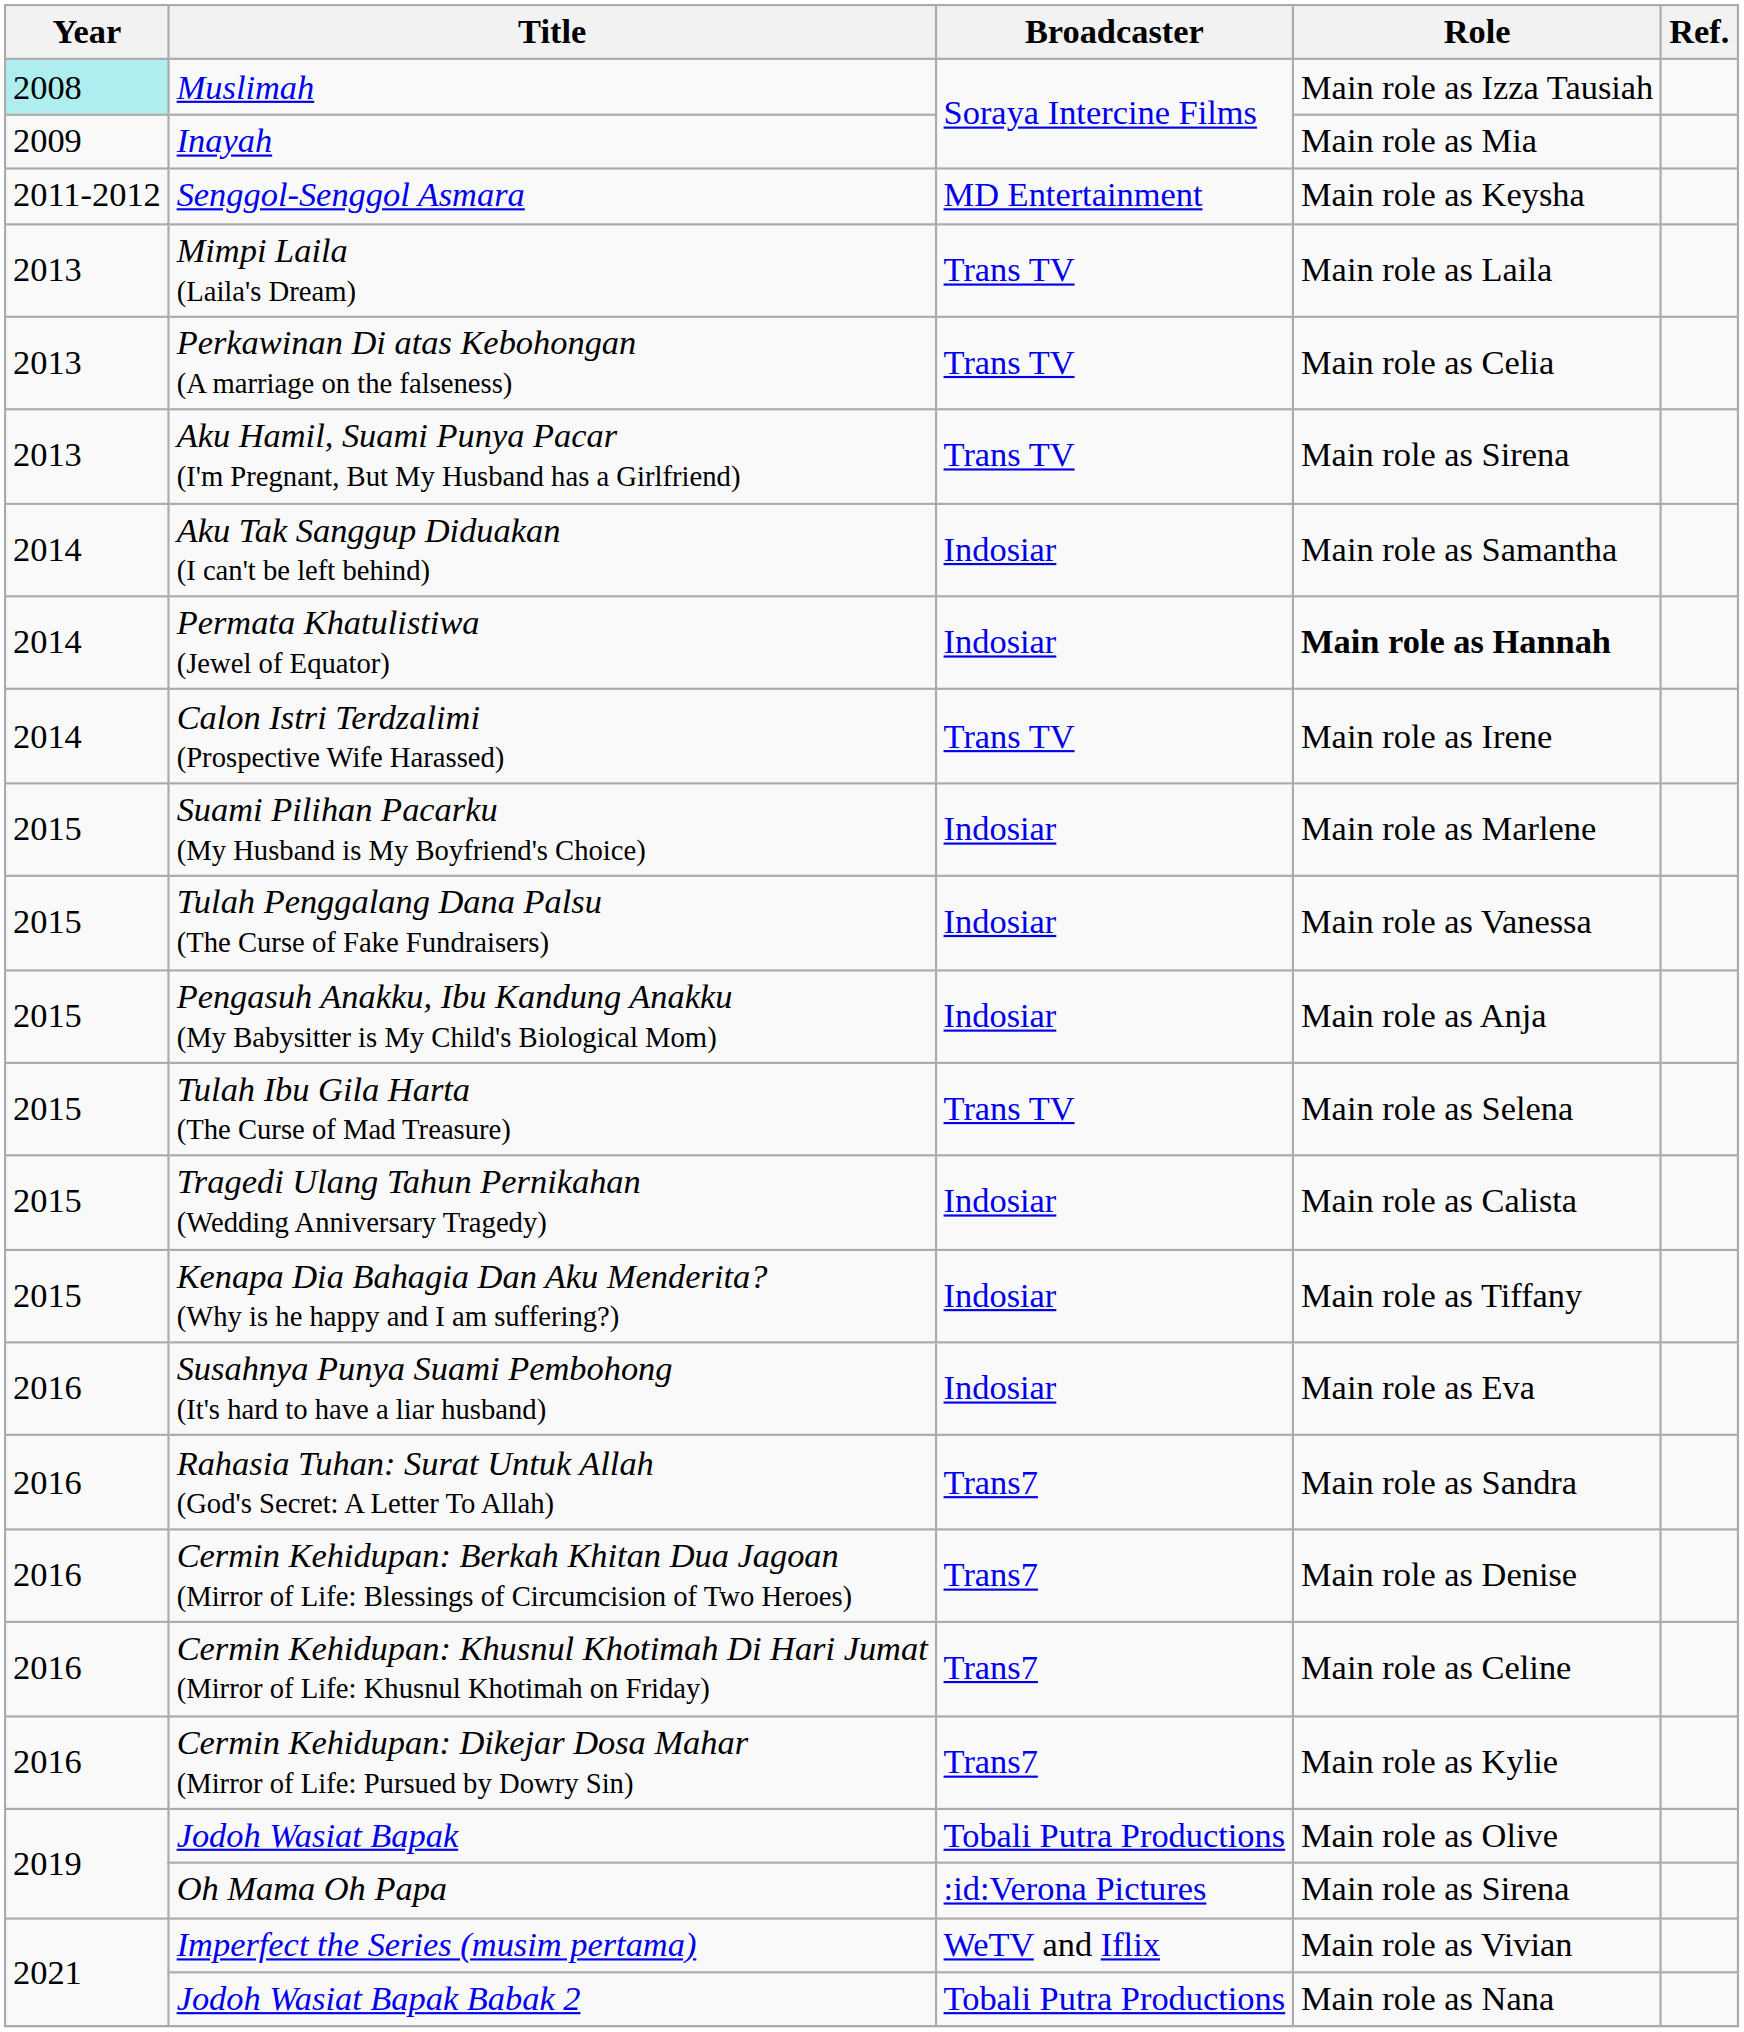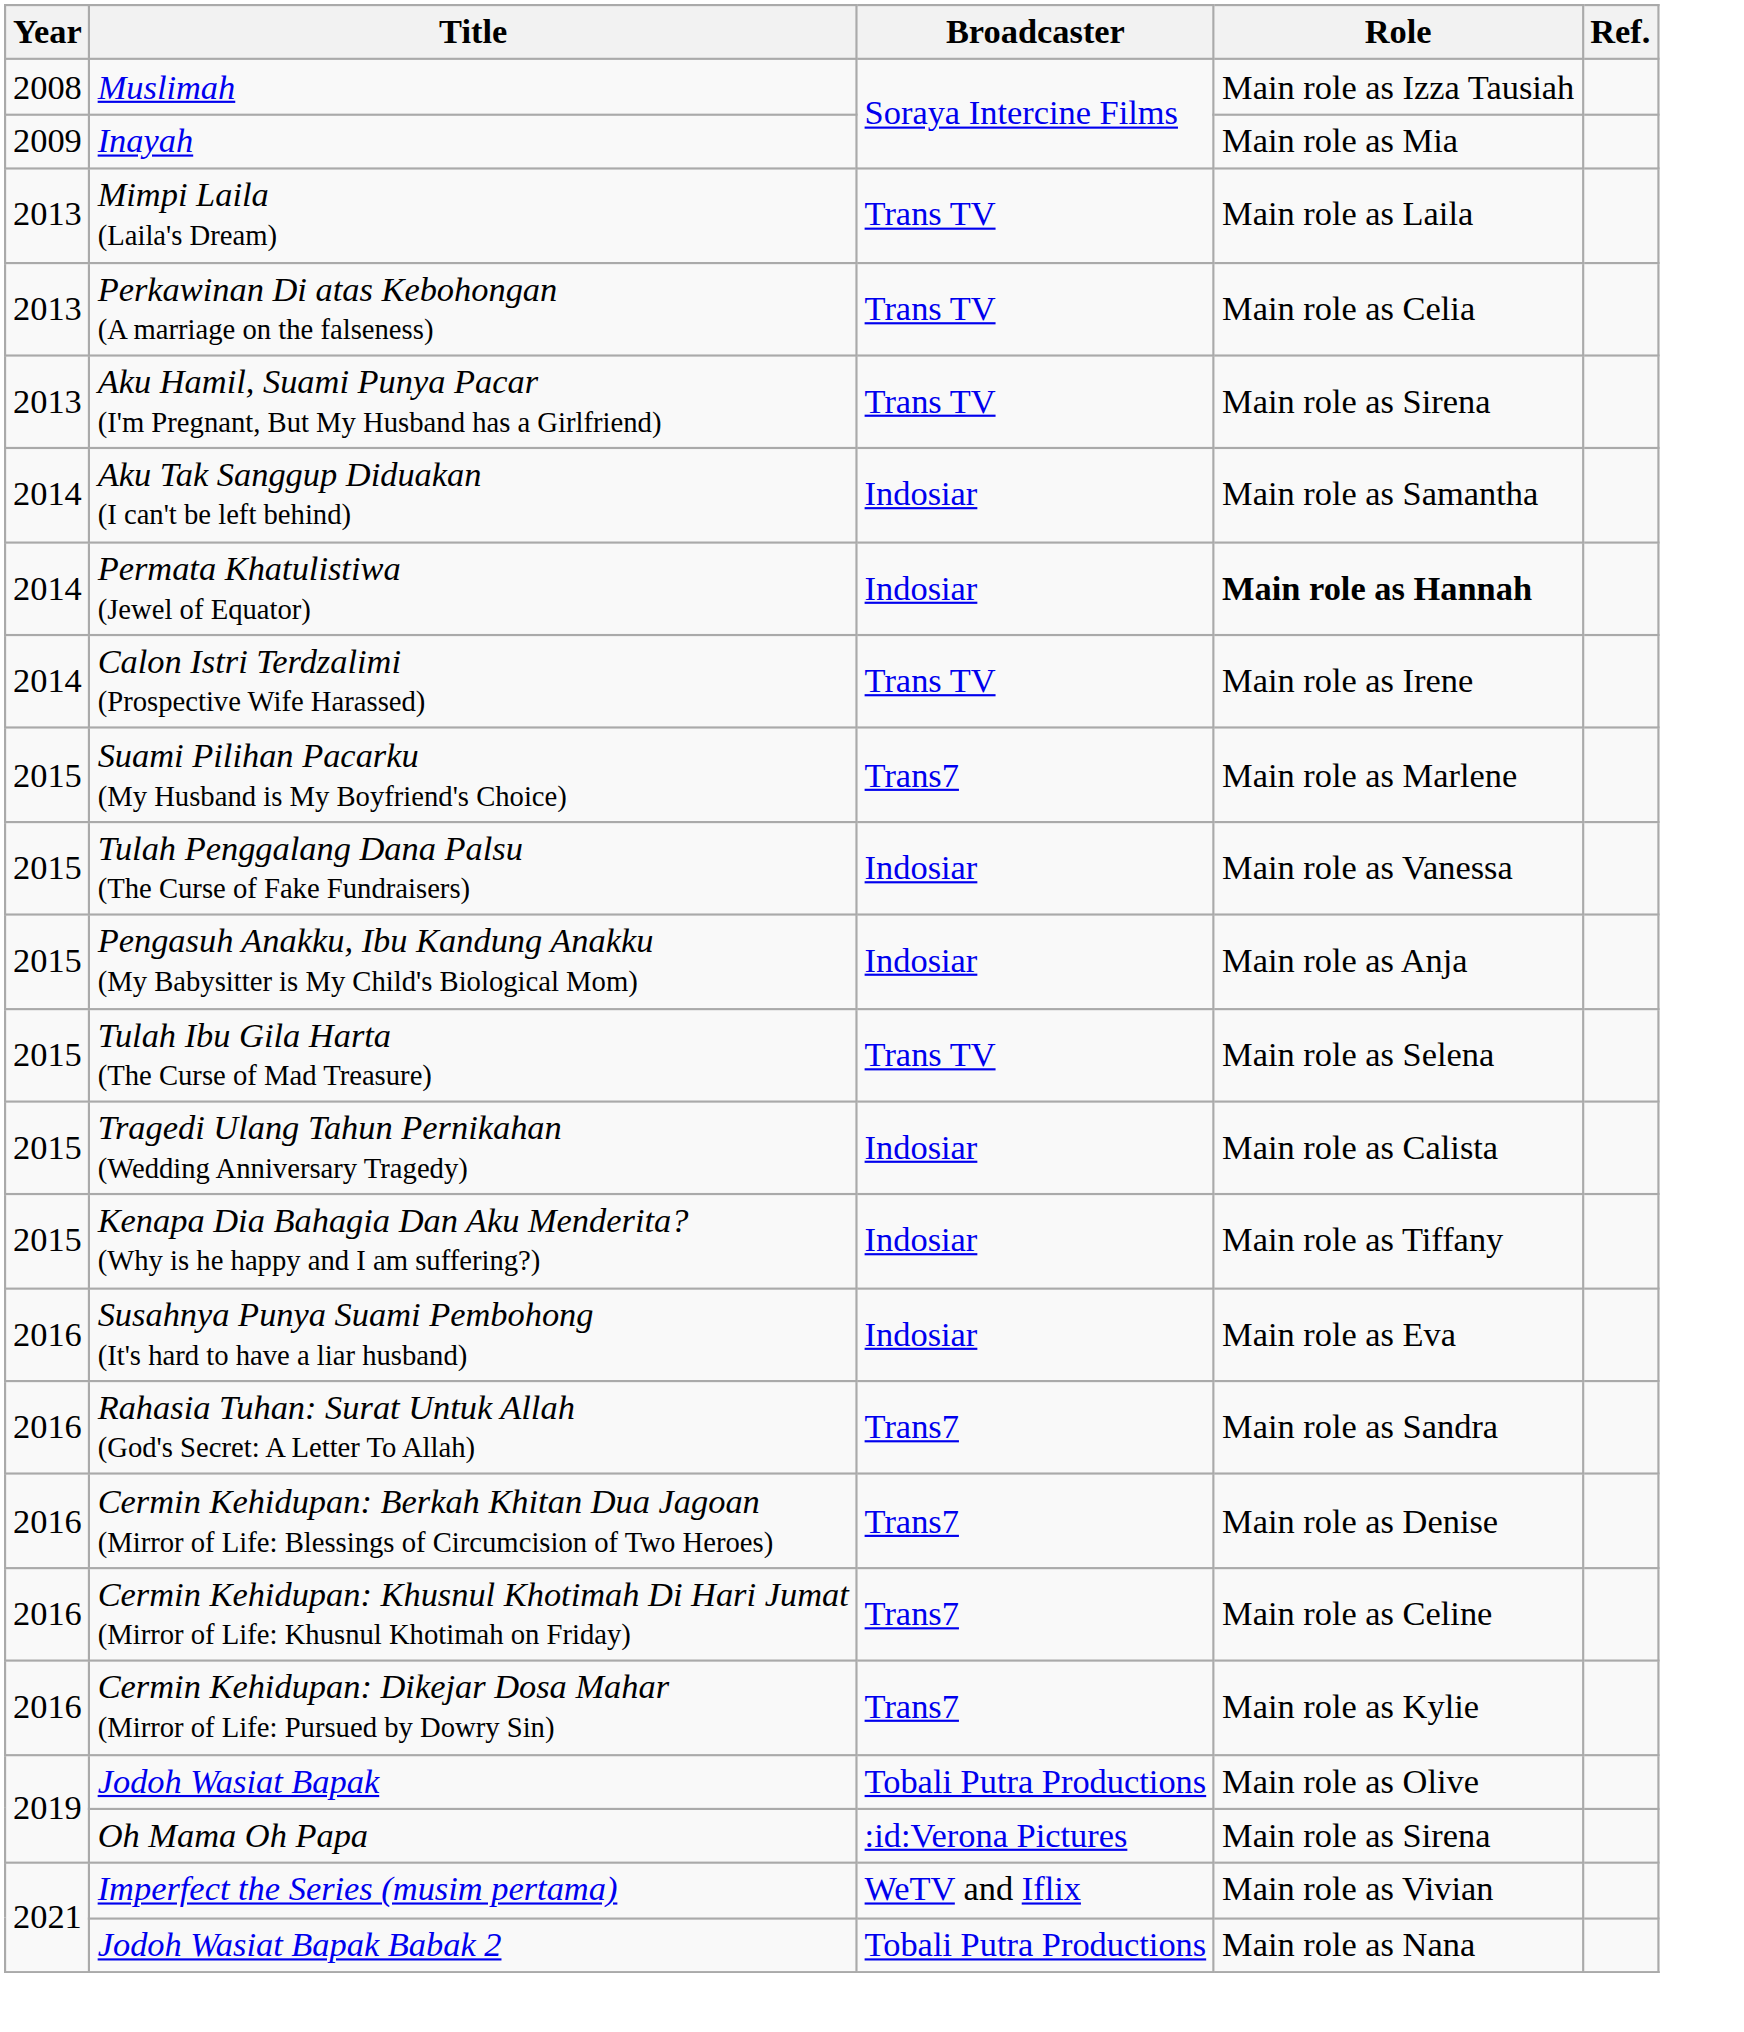(47, 86) paleturquoise background -> (47, 86) no background
- row: (351, 195)
(1000, 828) Indosiar -> (912, 774) Trans7
